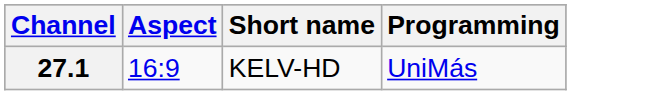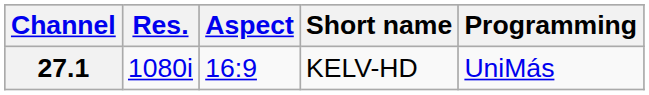+ column: (160, 25)
